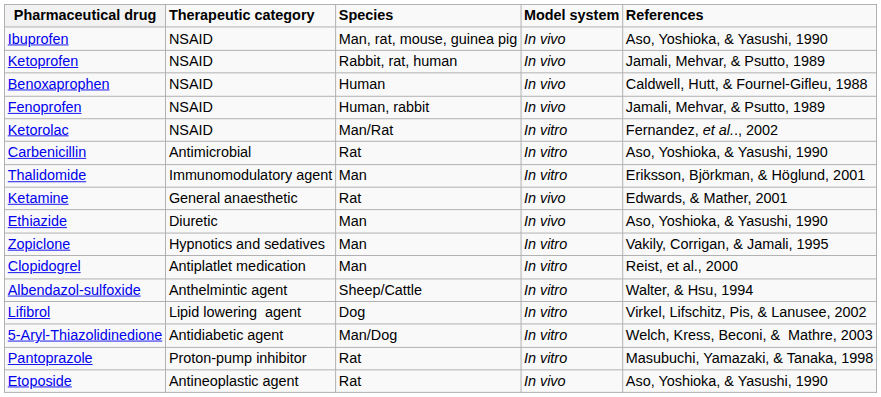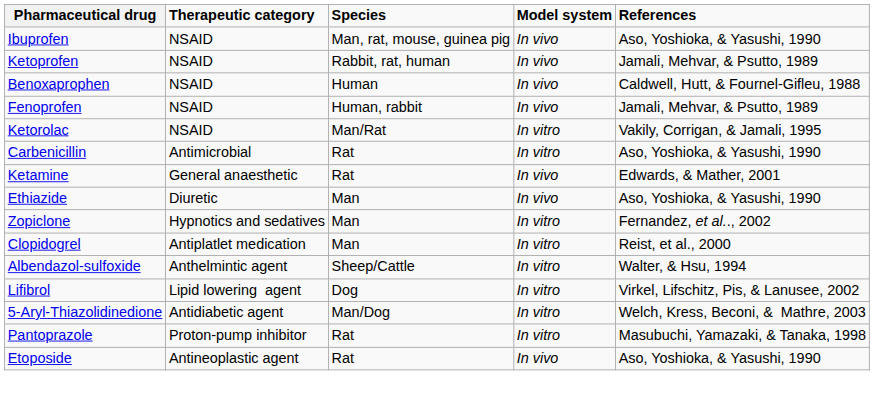(702, 130) Fernandez, et al.., 2002 -> (720, 130) Vakily, Corrigan, & Jamali, 1995
- row: (47, 175)
(727, 244) Vakily, Corrigan, & Jamali, 1995 -> (695, 221) Fernandez, et al.., 2002
